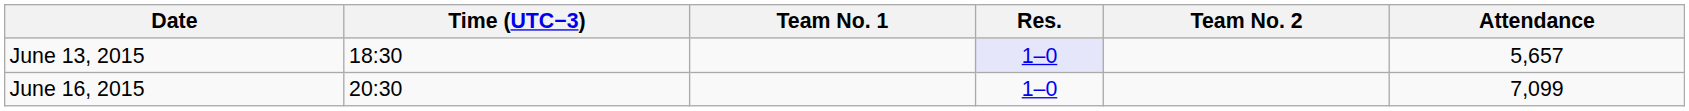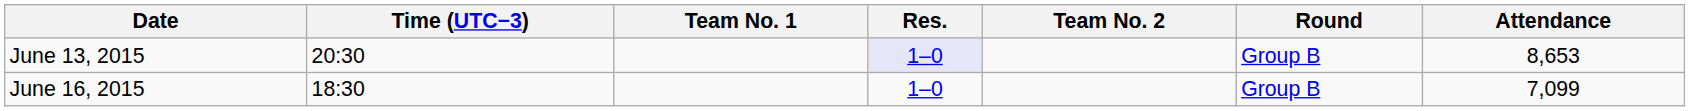+ column: (1329, 21)
(376, 55) 18:30 -> (338, 55) 20:30
(1537, 55) 5,657 -> (1553, 55) 8,653
(376, 88) 20:30 -> (338, 88) 18:30
